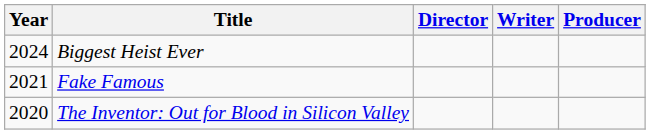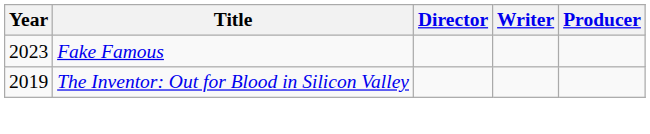- row: (130, 50)
(29, 81) 2021 -> (29, 50) 2023
(29, 112) 2020 -> (29, 81) 2019
